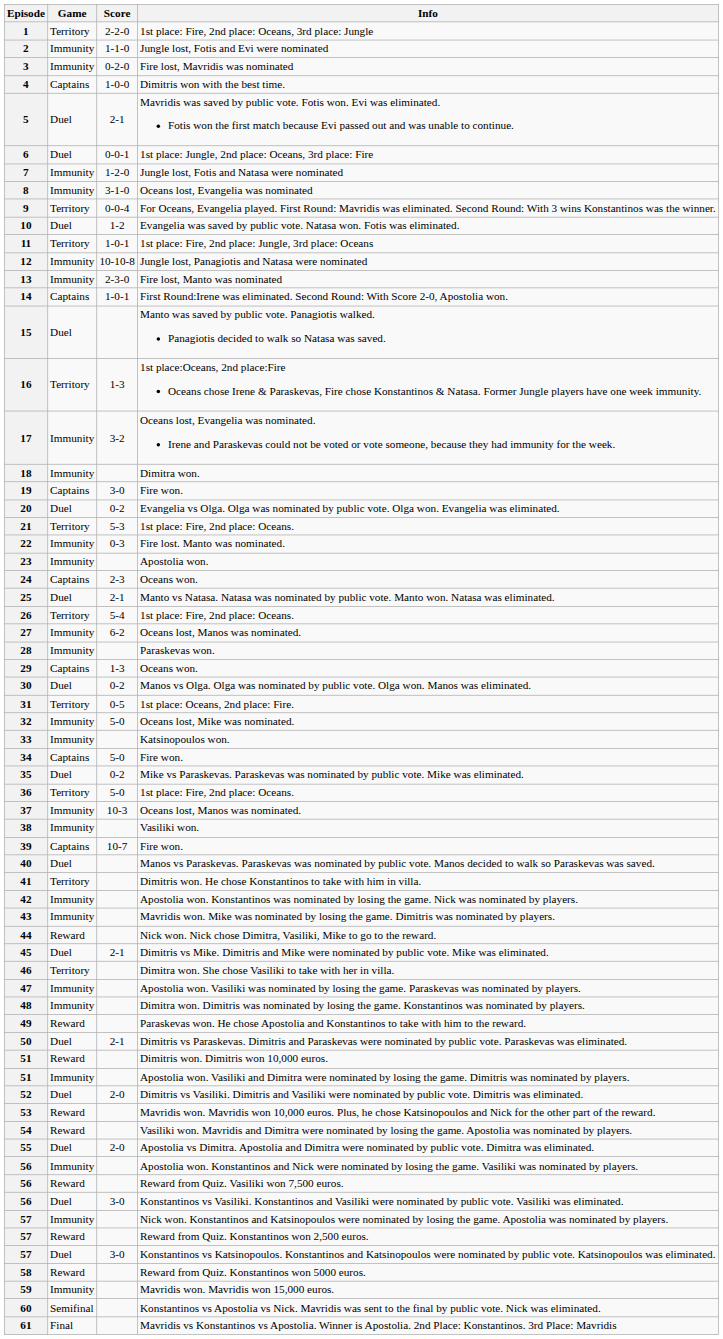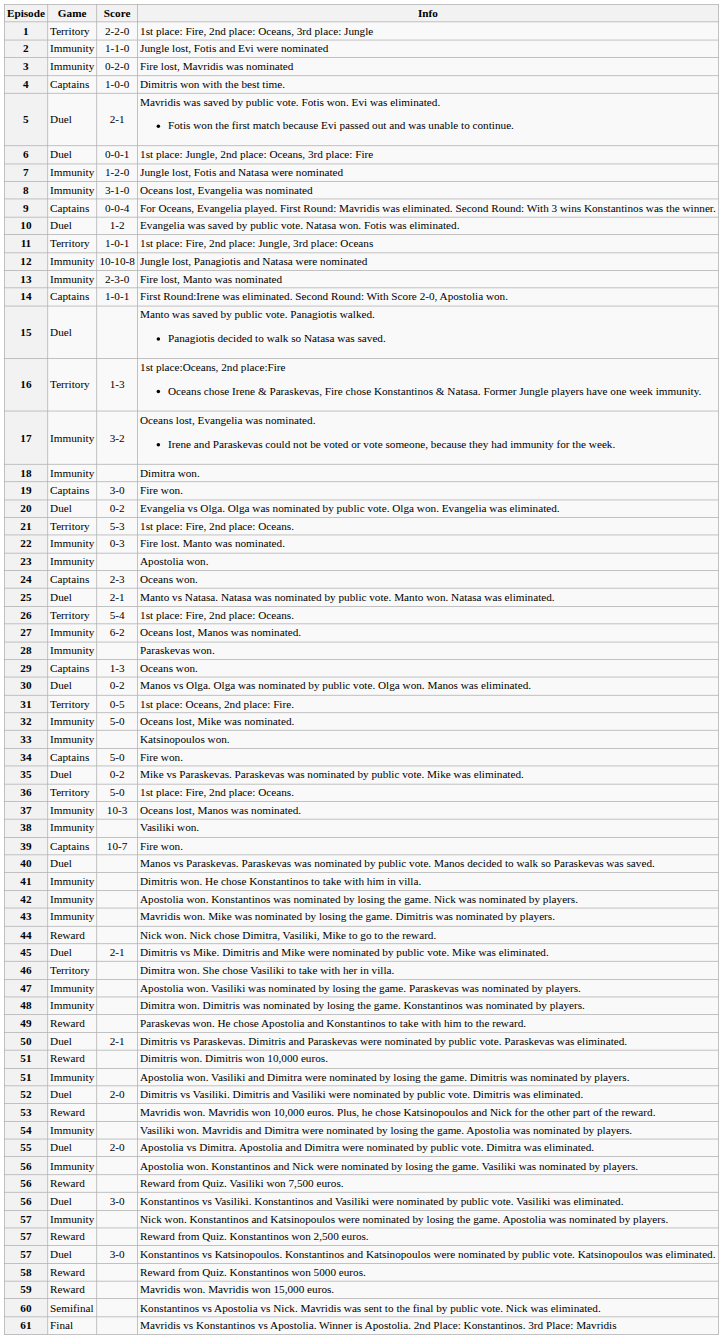(70, 208) Territory -> (70, 208) Captains
(70, 881) Territory -> (72, 881) Immunity
(67, 1130) Reward -> (72, 1130) Immunity
(72, 1290) Immunity -> (67, 1290) Reward
